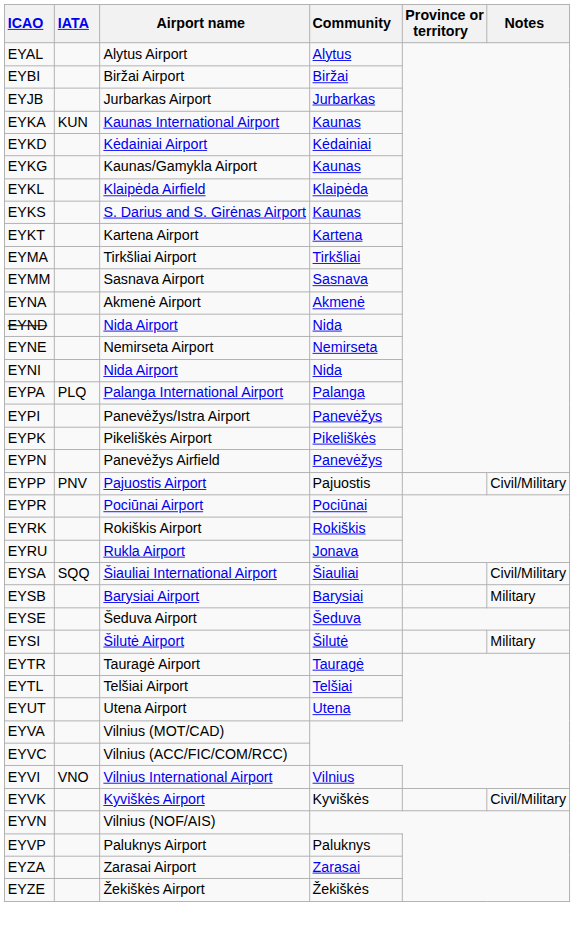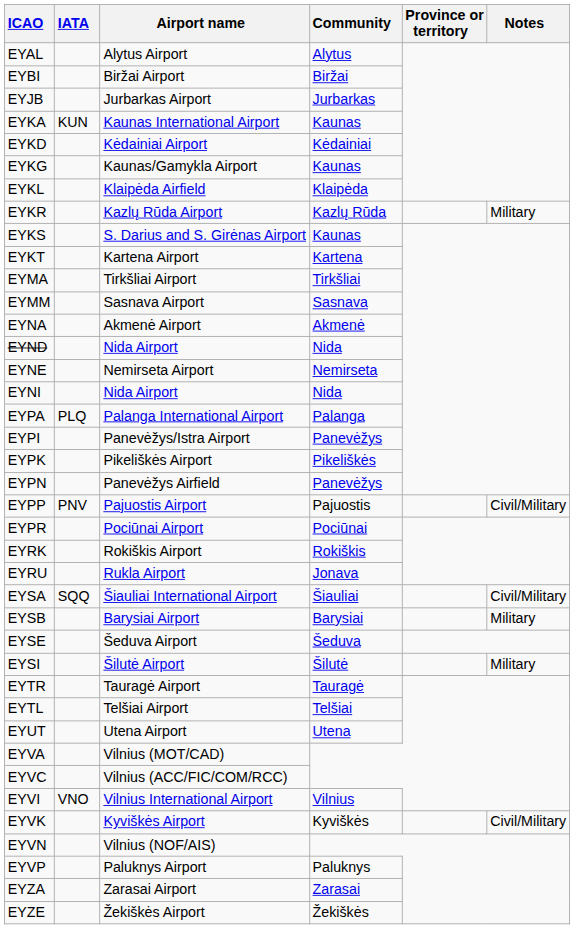+ row: (27, 212)
